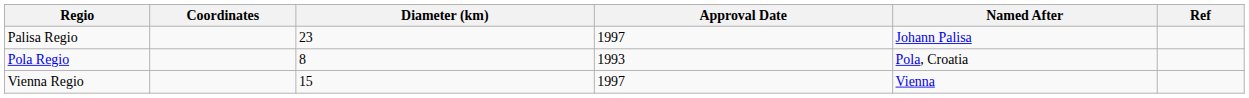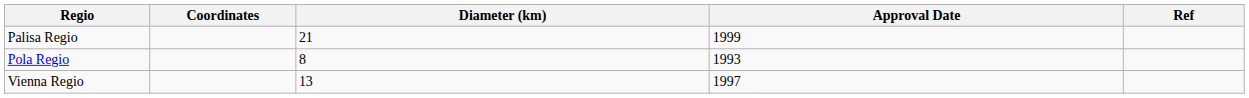- column: (1025, 15)
(306, 37) 23 -> (306, 37) 21
(611, 37) 1997 -> (727, 37) 1999
(306, 81) 15 -> (306, 81) 13
